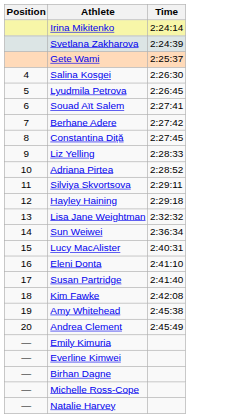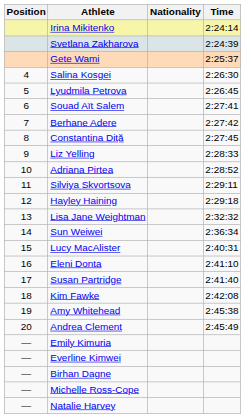+ column: (175, 12)
